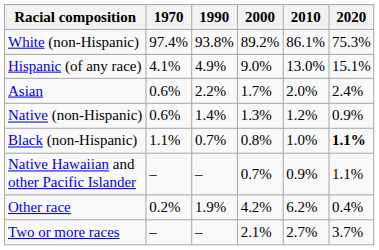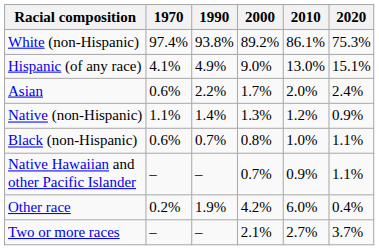(165, 116) 0.6% -> (165, 116) 1.1%
(165, 140) 1.1% -> (165, 140) 0.6%
(349, 140) bold -> (348, 140) normal
(302, 207) 6.2% -> (302, 207) 6.0%
